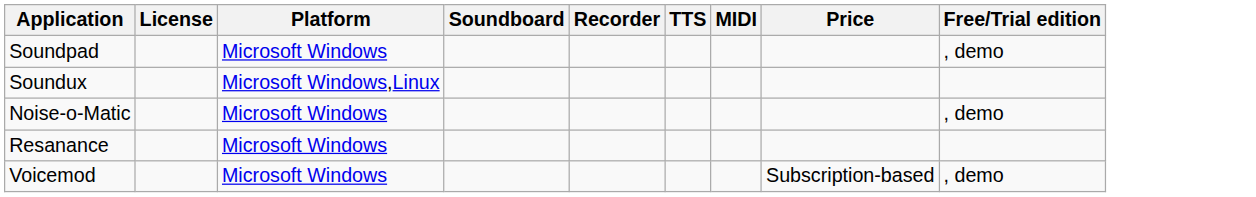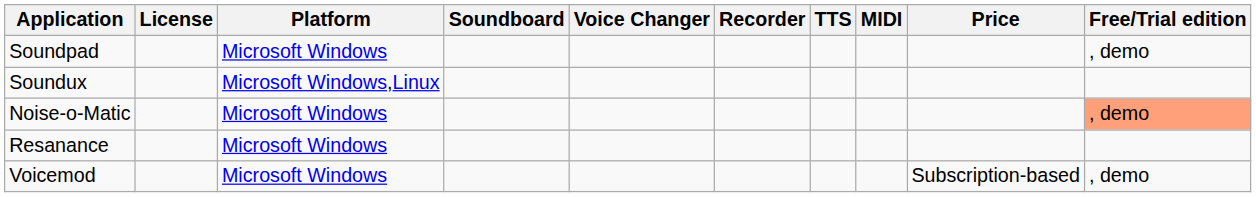+ column: (642, 20)
(974, 113) no background -> (1119, 113) lightsalmon background
